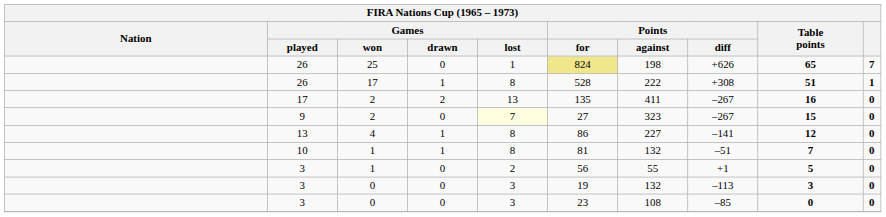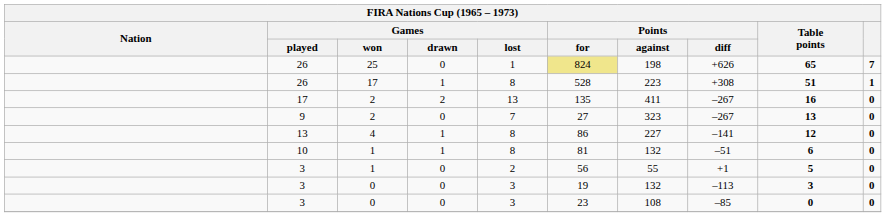(653, 82) 222 -> (653, 82) 223
(513, 116) lightyellow background -> (513, 116) no background
(810, 116) 15 -> (810, 116) 13
(810, 151) 7 -> (810, 151) 6
